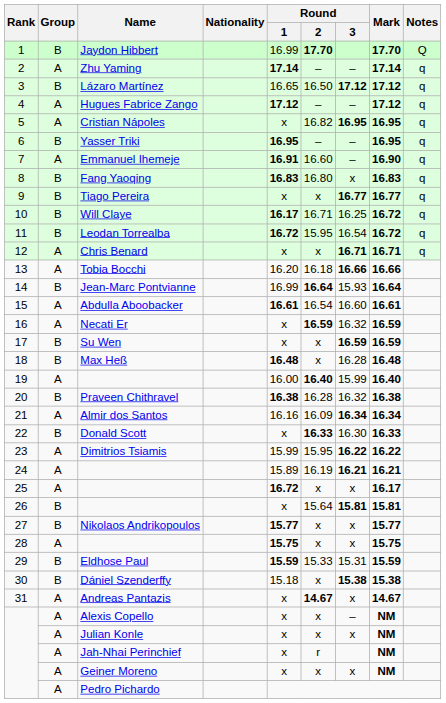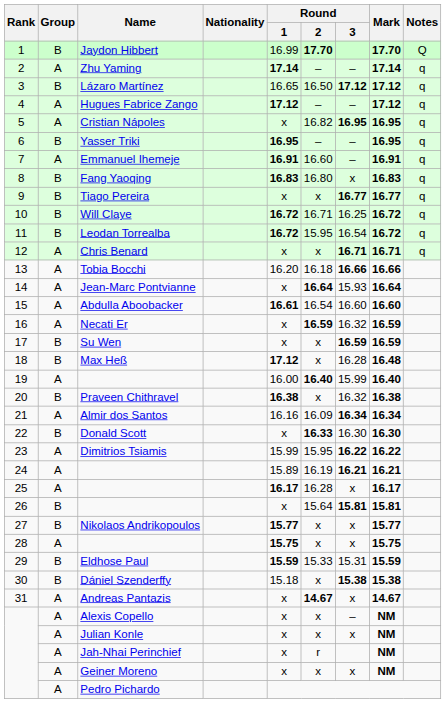(386, 159) 16.90 -> (386, 159) 16.91
(284, 214) 16.17 -> (284, 214) 16.72
(58, 287) B -> (58, 287) A
(284, 287) 16.99 -> (284, 287) x
(386, 305) 16.61 -> (386, 305) 16.60
(284, 360) 16.48 -> (284, 360) 17.12
(318, 397) 16.28 -> (318, 397) x
(386, 433) 16.33 -> (386, 433) 16.30
(284, 488) 16.72 -> (284, 488) 16.17
(318, 488) x -> (318, 488) 16.28
